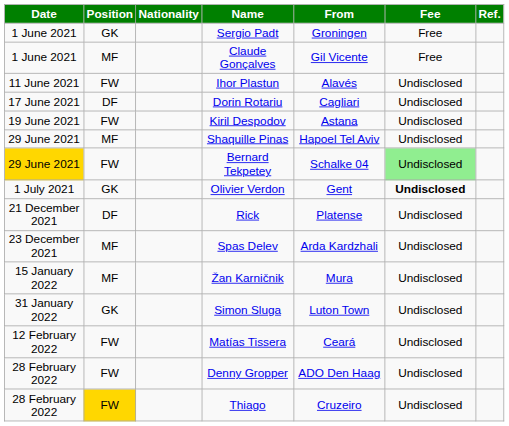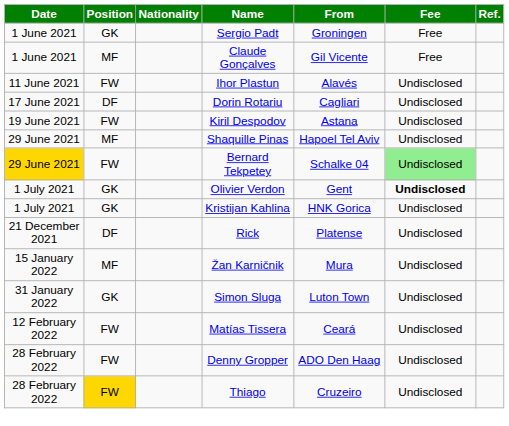+ row: (248, 208)
- row: (248, 247)
